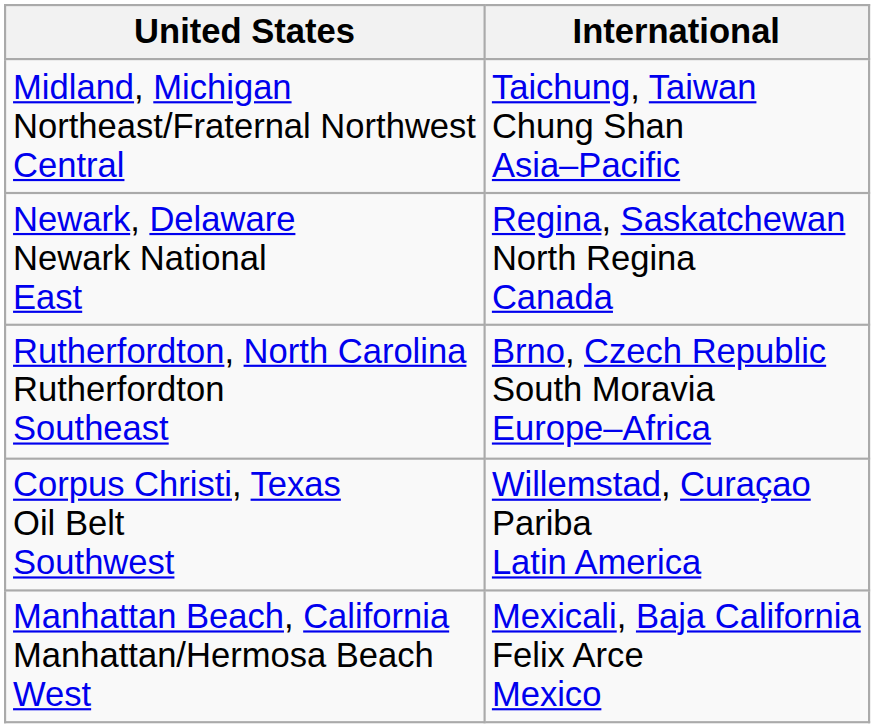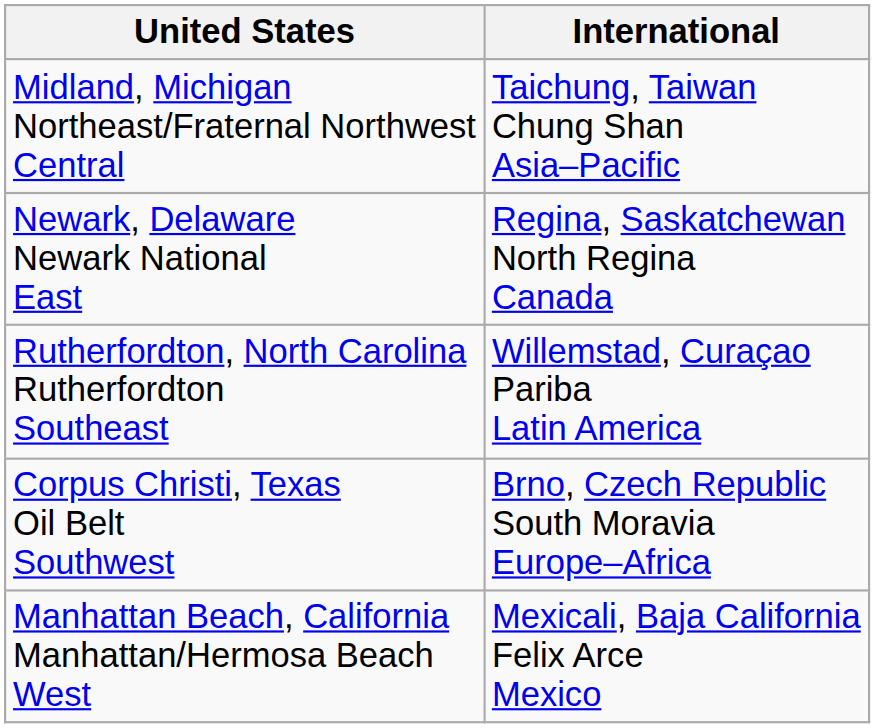(659, 390) Brno, Czech Republic South Moravia Europe–Africa -> (651, 390) Willemstad, Curaçao Pariba Latin America
(651, 523) Willemstad, Curaçao Pariba Latin America -> (659, 523) Brno, Czech Republic South Moravia Europe–Africa
